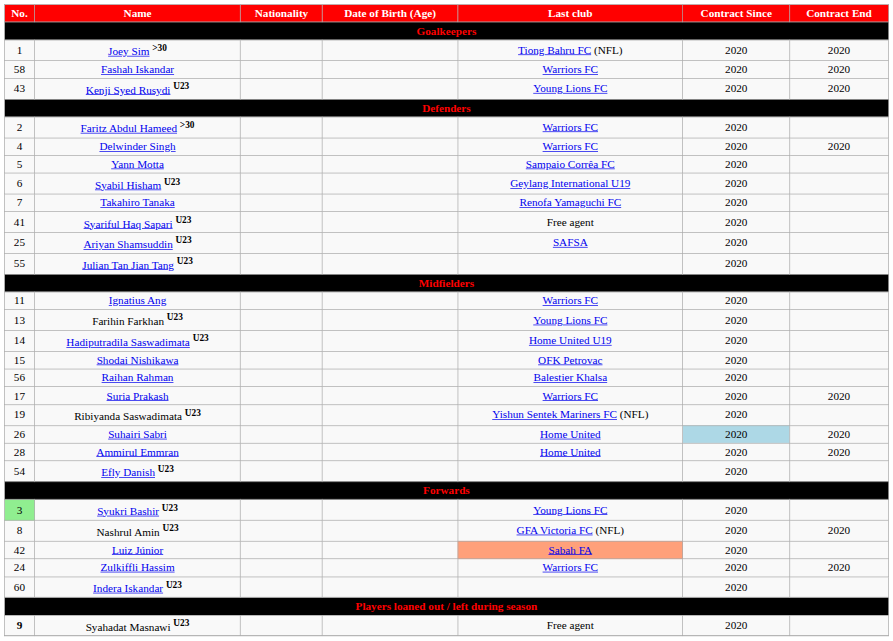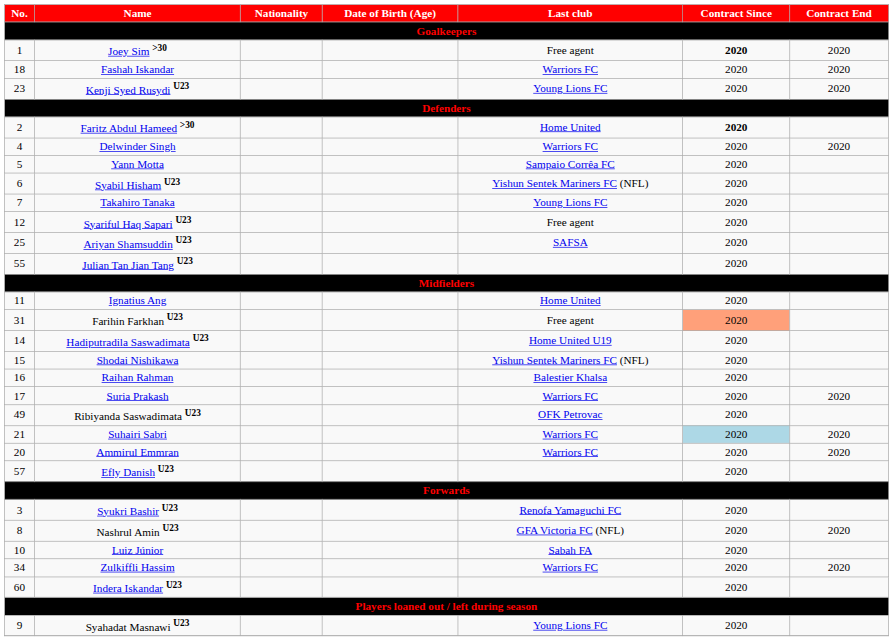(570, 50) Tiong Bahru FC (NFL) -> (570, 50) Free agent
(736, 50) normal -> (736, 50) bold
(19, 69) 58 -> (19, 69) 18
(19, 88) 43 -> (19, 88) 23
(570, 127) Warriors FC -> (570, 127) Home United
(736, 127) normal -> (736, 127) bold
(570, 183) Geylang International U19 -> (570, 183) Yishun Sentek Mariners FC (NFL)
(570, 203) Renofa Yamaguchi FC -> (570, 203) Young Lions FC
(19, 222) 41 -> (19, 222) 12
(570, 301) Warriors FC -> (570, 301) Home United
(19, 320) 13 -> (19, 320) 31
(570, 320) Young Lions FC -> (570, 320) Free agent
(736, 320) no background -> (736, 320) lightsalmon background
(570, 360) OFK Petrovac -> (570, 360) Yishun Sentek Mariners FC (NFL)
(19, 378) 56 -> (19, 378) 16
(19, 415) 19 -> (19, 415) 49
(570, 415) Yishun Sentek Mariners FC (NFL) -> (570, 415) OFK Petrovac
(19, 434) 26 -> (19, 434) 21
(570, 434) Home United -> (570, 434) Warriors FC
(19, 452) 28 -> (19, 452) 20
(570, 452) Home United -> (570, 452) Warriors FC
(19, 471) 54 -> (19, 471) 57
(19, 510) lightgreen background -> (19, 510) no background
(570, 510) Young Lions FC -> (570, 510) Renofa Yamaguchi FC
(19, 550) 42 -> (19, 550) 10
(570, 550) lightsalmon background -> (570, 550) no background
(19, 567) 24 -> (19, 567) 34
(19, 625) bold -> (19, 625) normal
(570, 625) Free agent -> (570, 625) Young Lions FC
